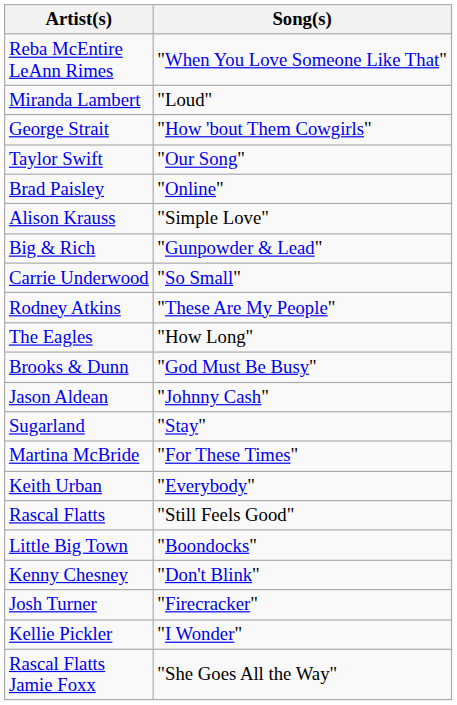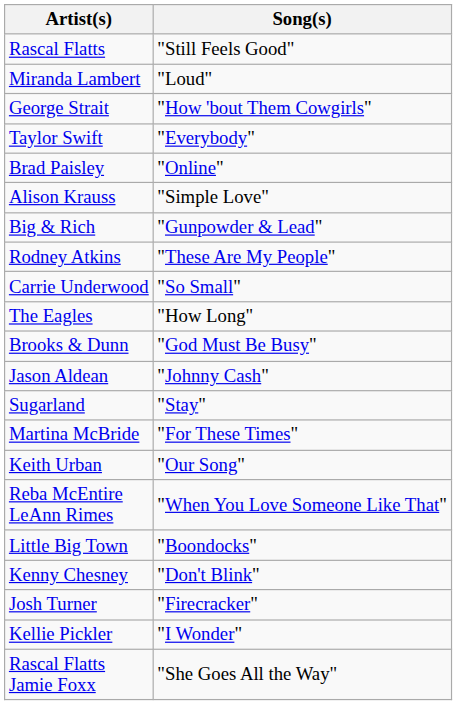rows swapped: (57, 515) <-> (66, 59)
(201, 159) "Our Song" -> (206, 138) "Everybody"
rows swapped: (65, 307) <-> (79, 277)
(206, 485) "Everybody" -> (201, 464) "Our Song"
